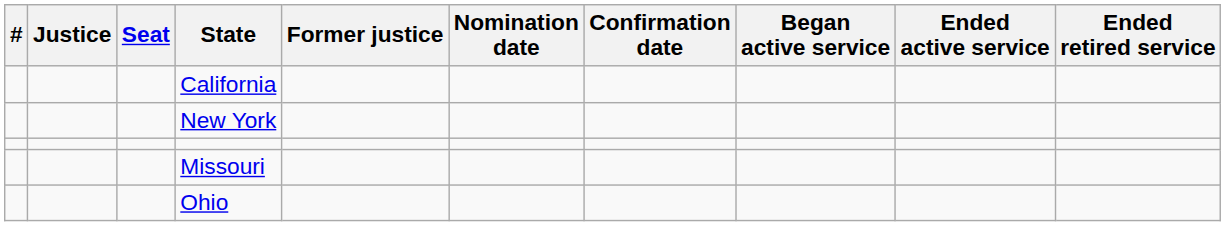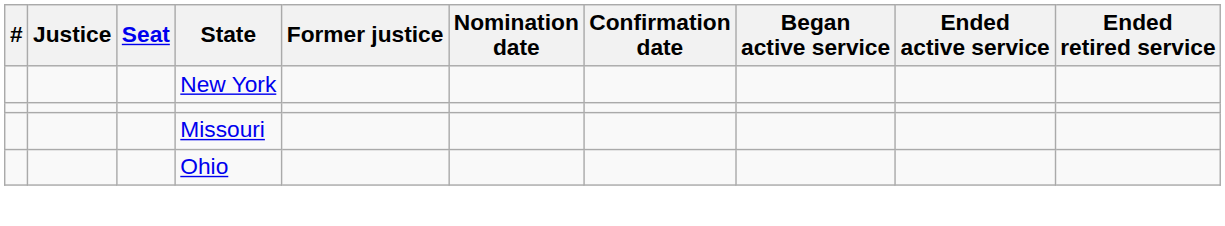- row: (228, 84)
